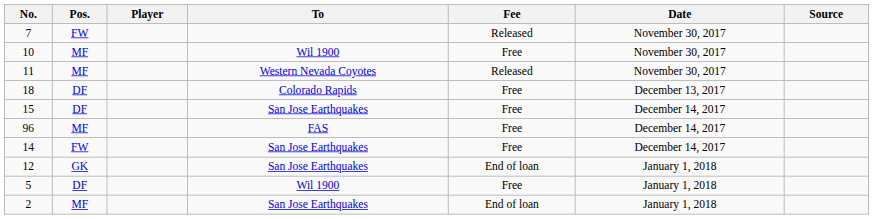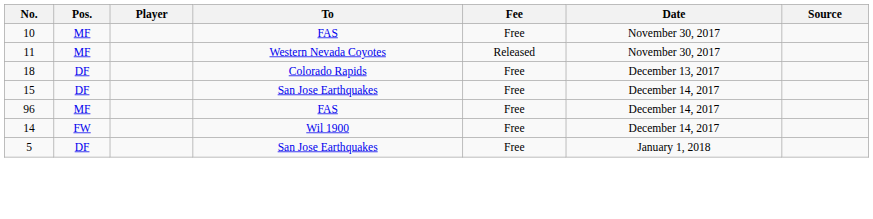- row: (28, 33)
(318, 52) Wil 1900 -> (328, 33) FAS
(318, 147) San Jose Earthquakes -> (328, 128) Wil 1900
- row: (28, 166)
(318, 185) Wil 1900 -> (328, 147) San Jose Earthquakes
- row: (28, 204)
